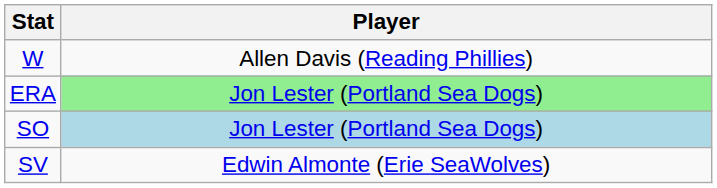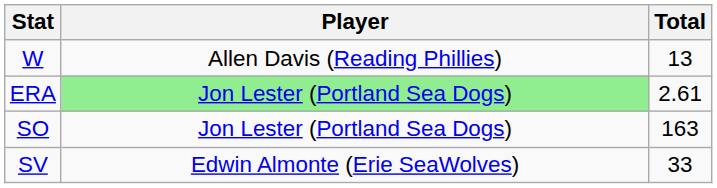+ column: (680, 22)
(386, 128) lightblue background -> (355, 128) no background
